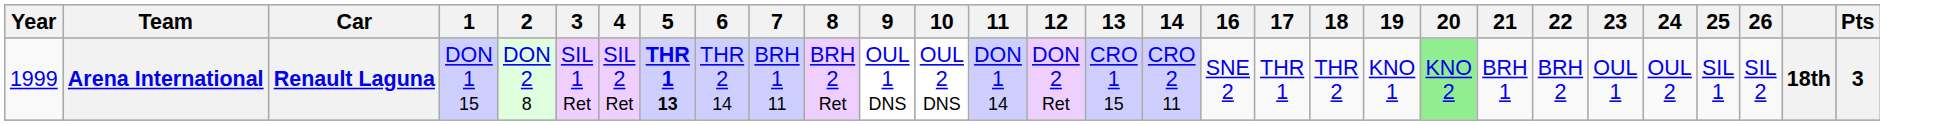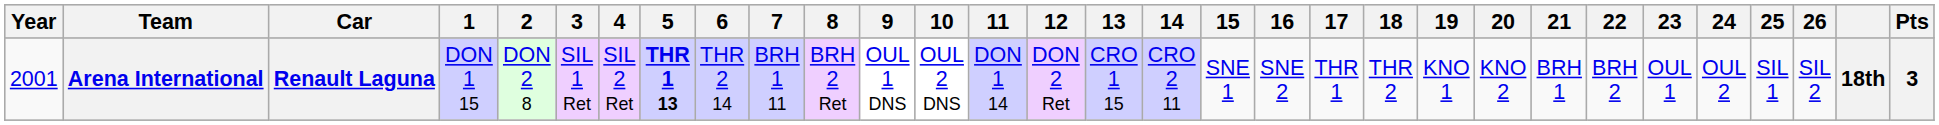+ column: (1228, 21)
(34, 79) 1999 -> (34, 79) 2001
(1449, 79) lightgreen background -> (1503, 79) no background
